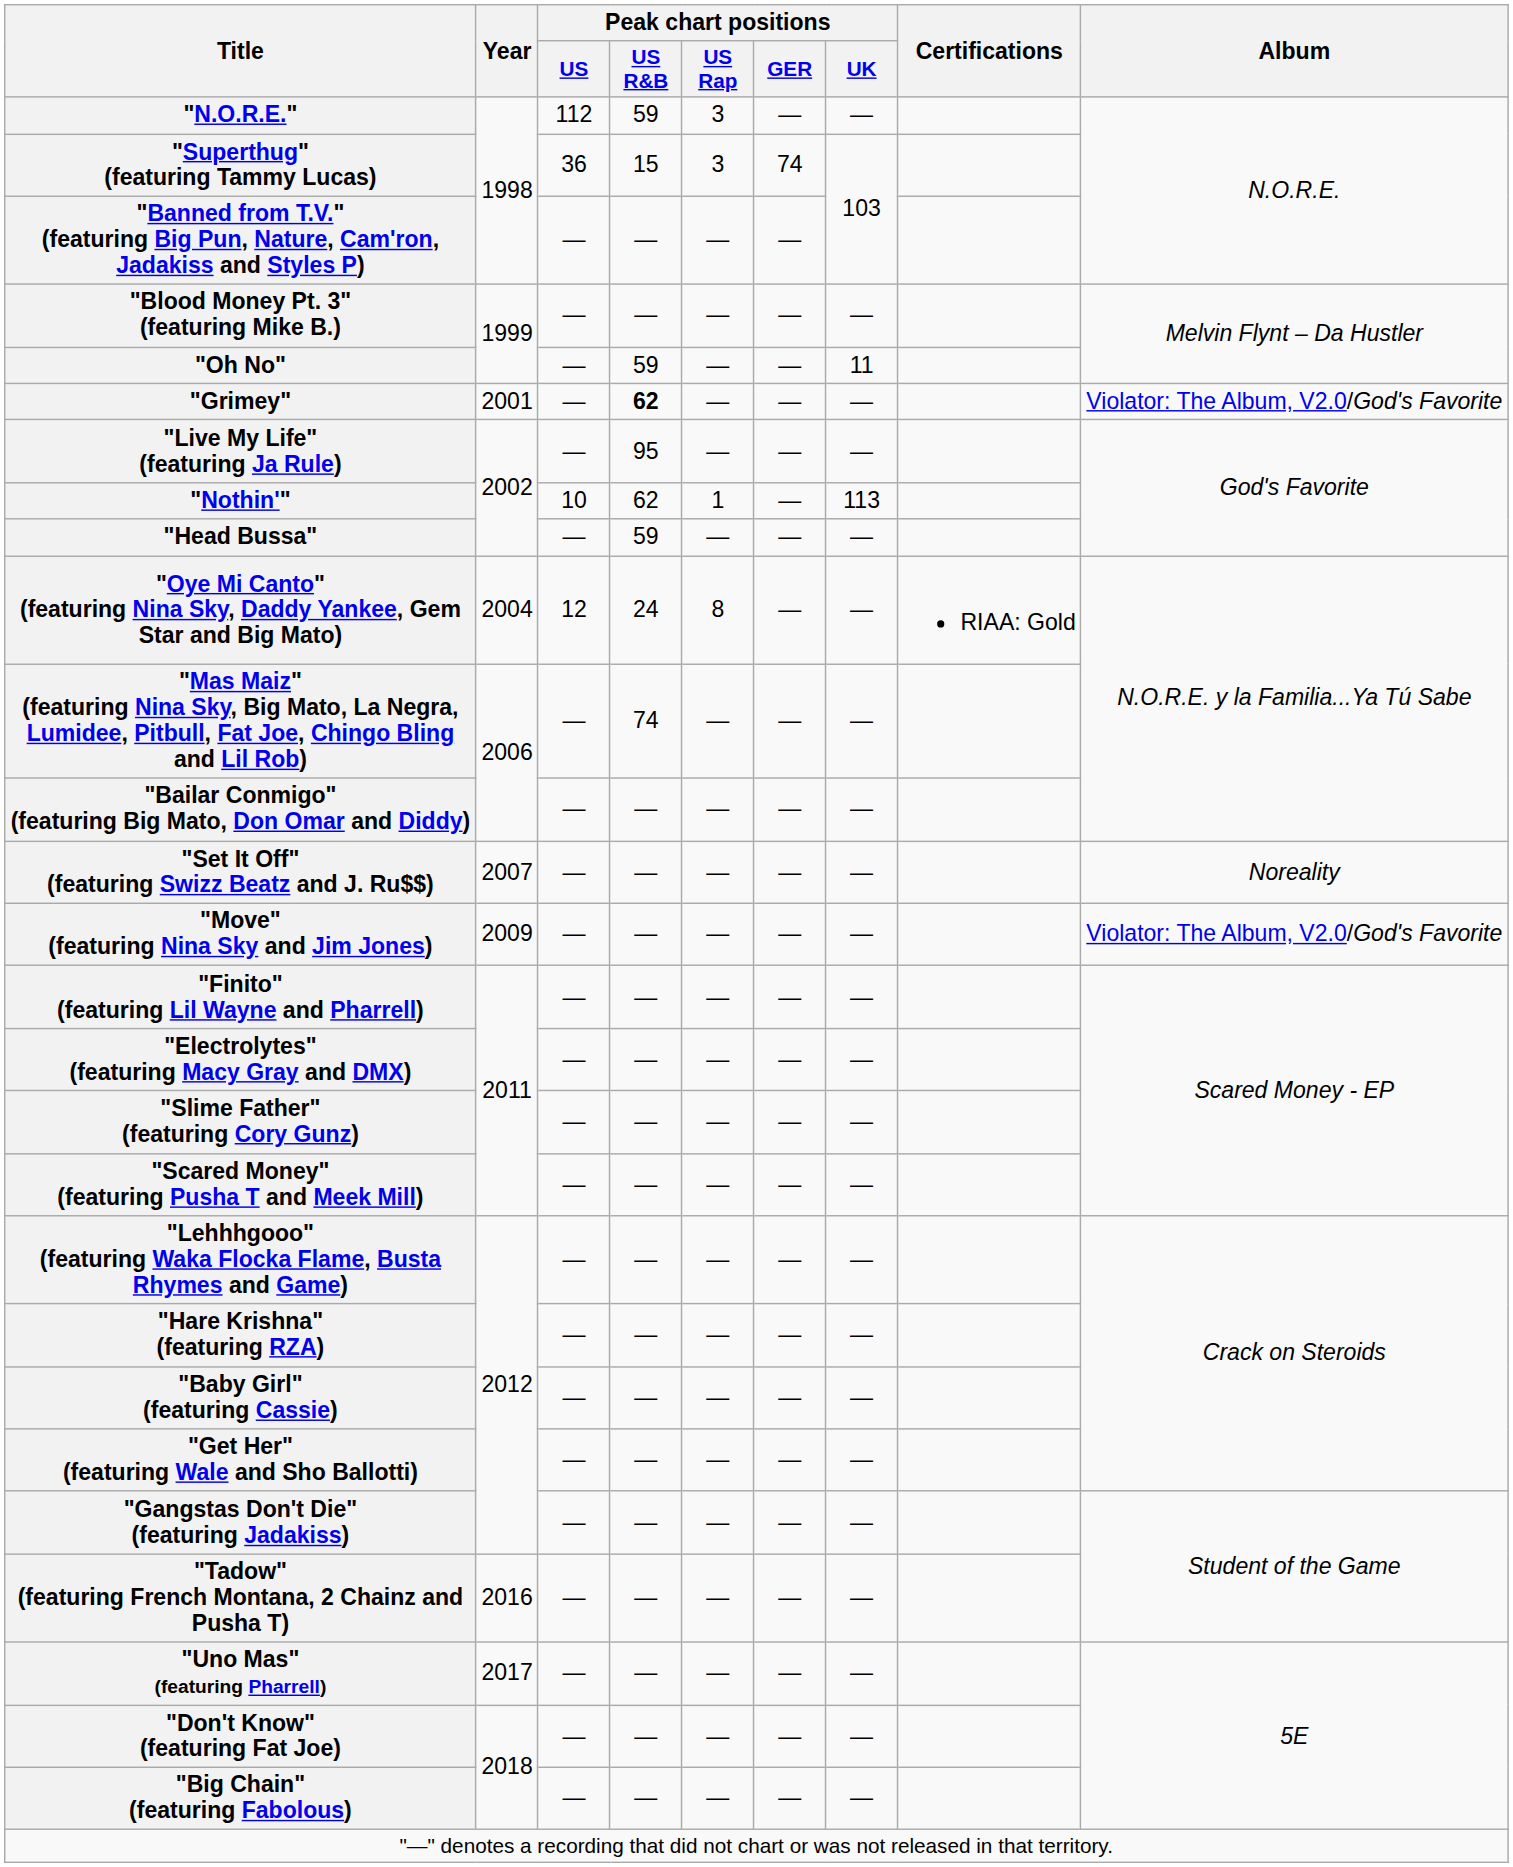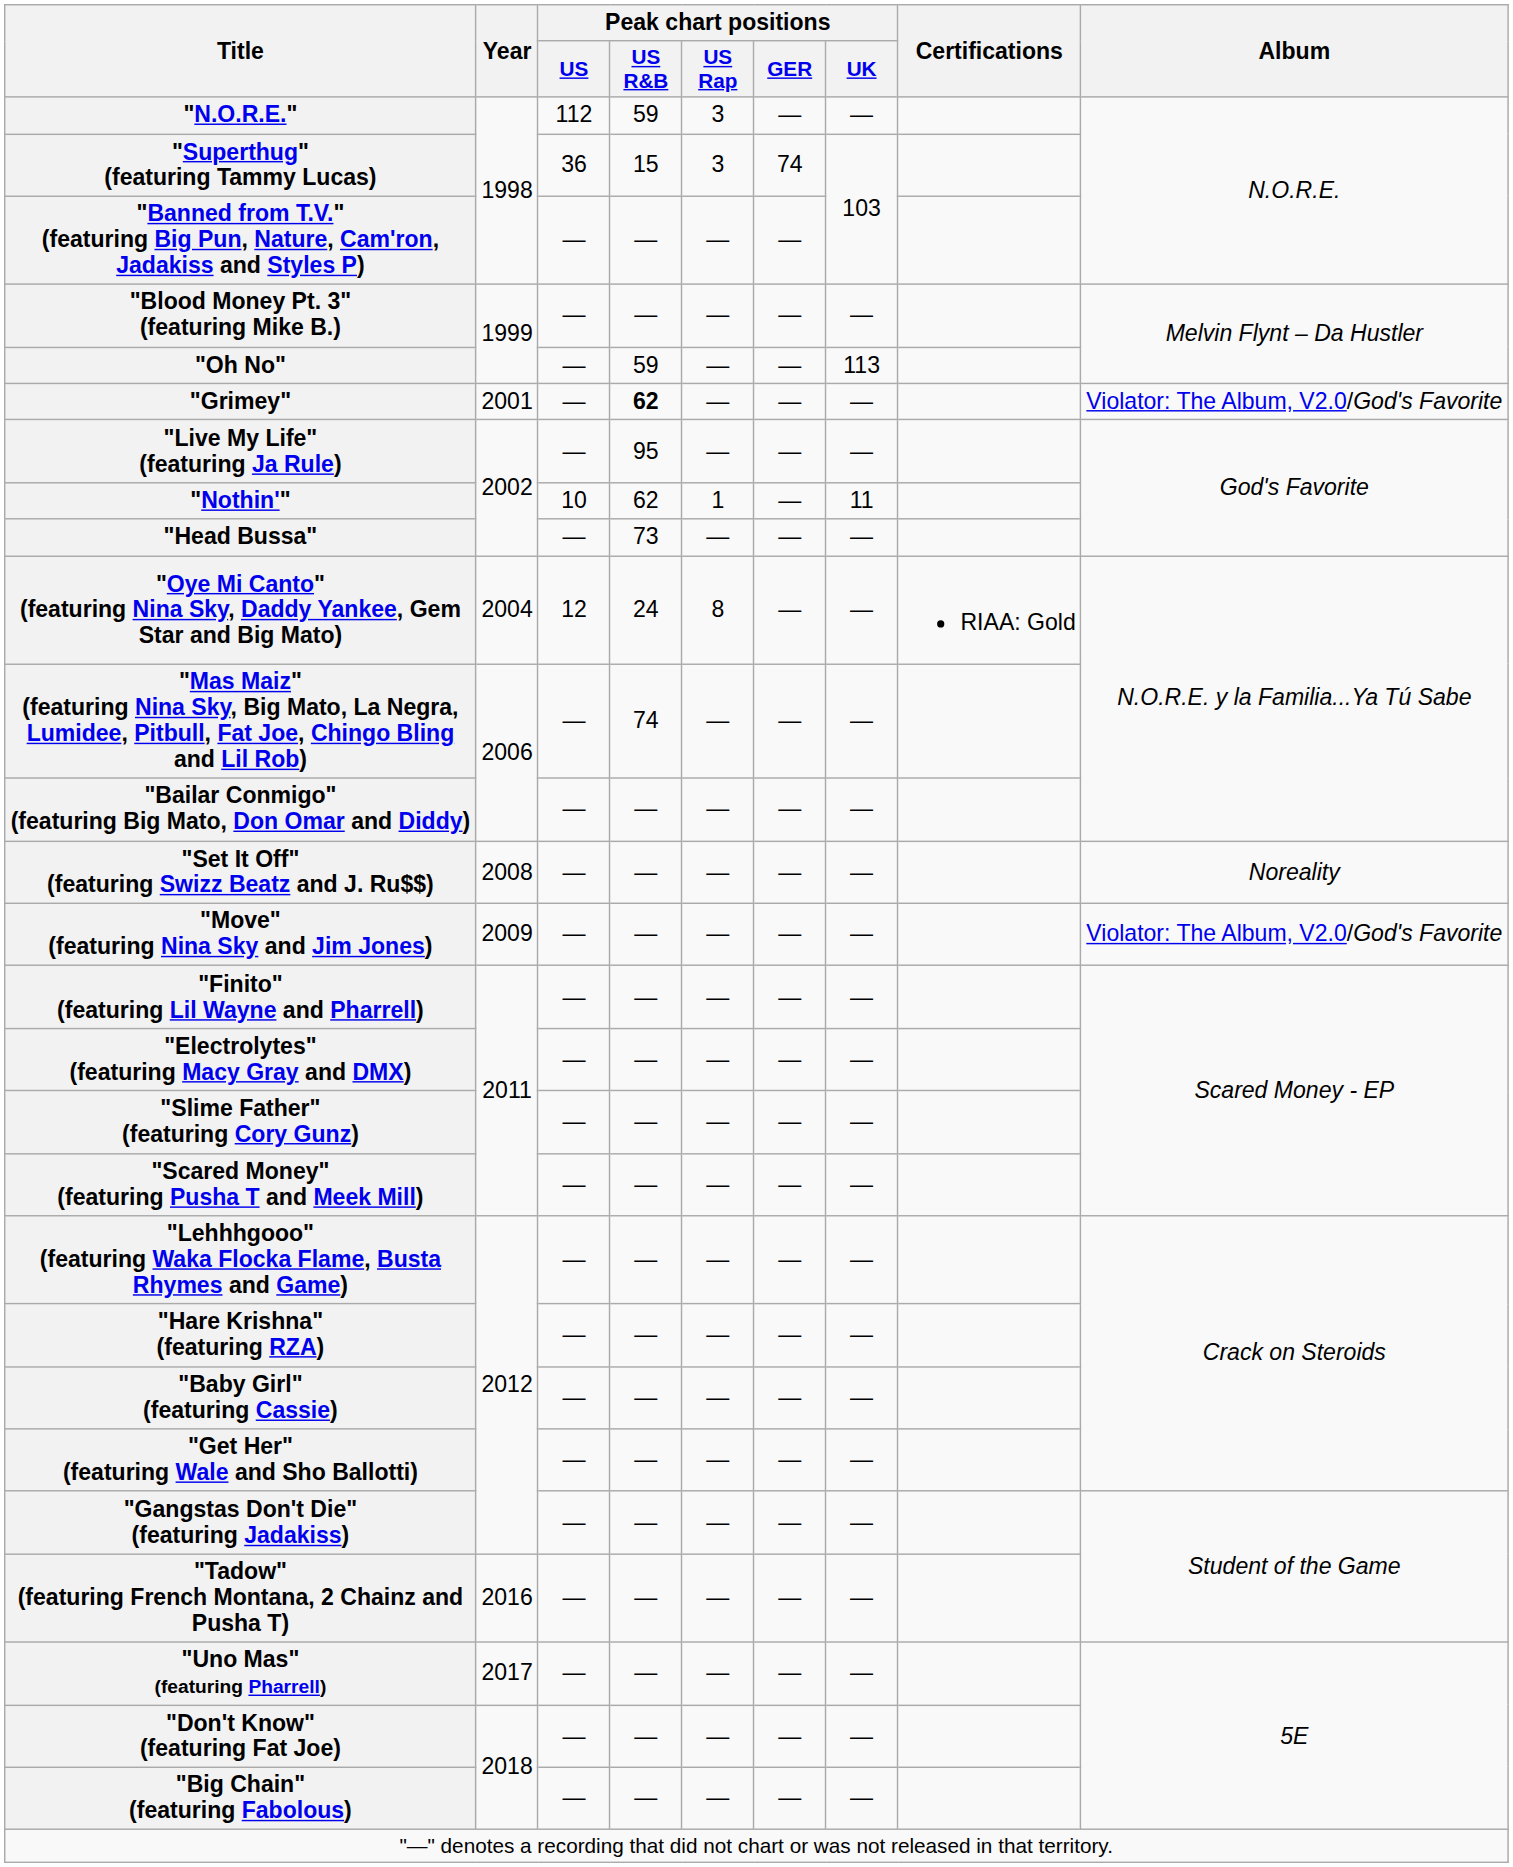(862, 364) 11 -> (862, 364) 113
(862, 500) 113 -> (862, 500) 11
(646, 537) 59 -> (646, 537) 73
(507, 871) 2007 -> (507, 871) 2008
